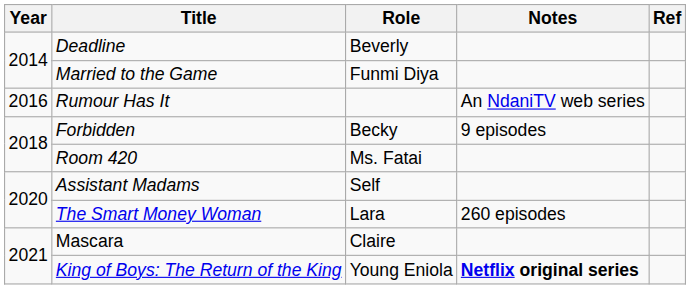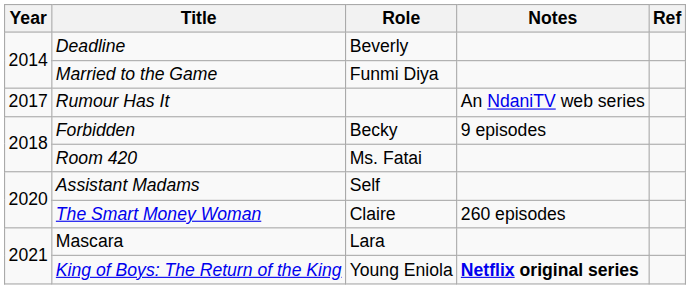(28, 102) 2016 -> (28, 102) 2017
(367, 213) Lara -> (373, 213) Claire
(373, 241) Claire -> (367, 241) Lara
